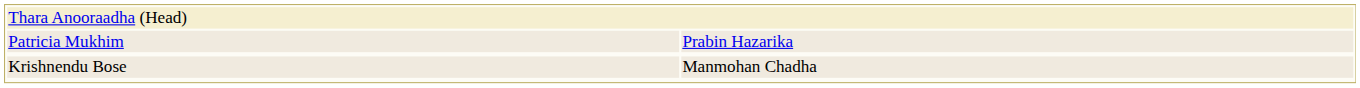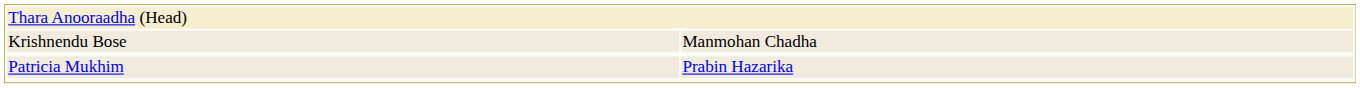rows swapped: (67, 67) <-> (66, 41)
